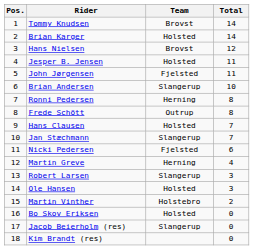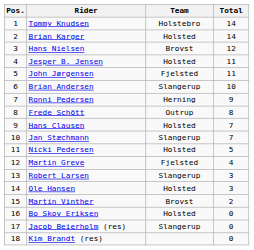(179, 23) Brovst -> (179, 23) Holstebro
(231, 99) 8 -> (231, 99) 9
(179, 150) Fjelsted -> (179, 150) Holsted
(231, 150) 6 -> (231, 150) 5
(179, 163) Herning -> (179, 163) Fjelsted
(179, 201) Holstebro -> (179, 201) Brovst
